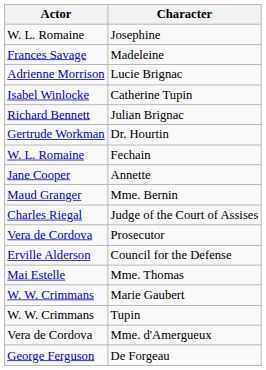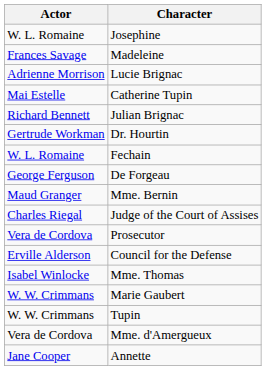(48, 94) Isabel Winlocke -> (36, 94) Mai Estelle
rows swapped: (131, 174) <-> (140, 355)
(36, 275) Mai Estelle -> (48, 275) Isabel Winlocke
